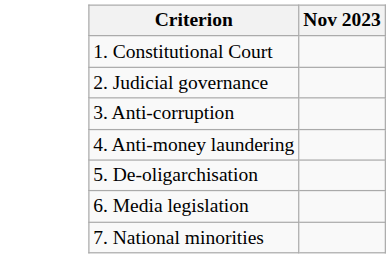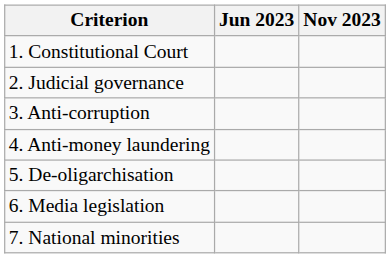+ column: (257, 20)
